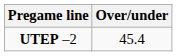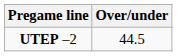(132, 39) 45.4 -> (132, 39) 44.5
